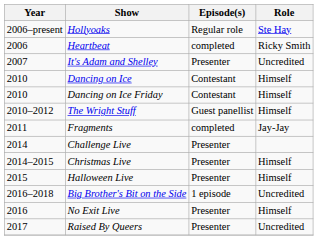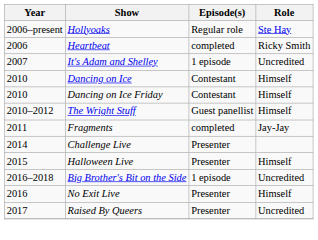(211, 62) Presenter -> (211, 62) 1 episode
- row: (99, 161)
